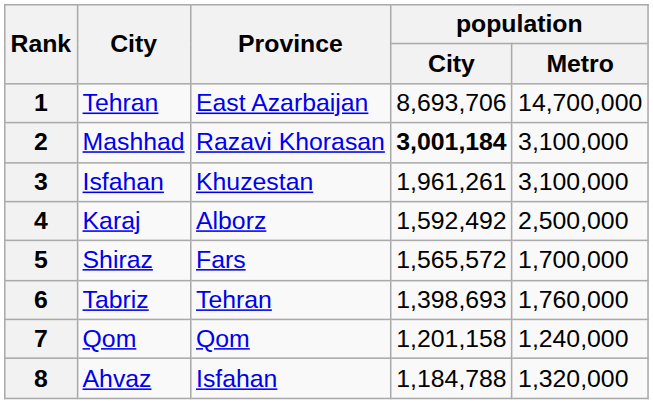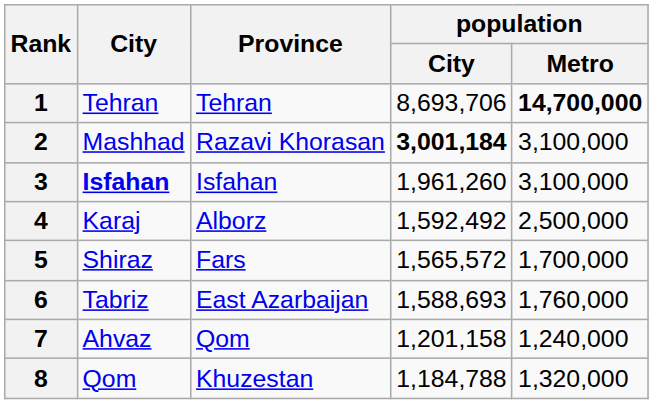(282, 102) East Azarbaijan -> (234, 102) Tehran
(580, 102) normal -> (580, 102) bold
(123, 181) normal -> (126, 181) bold
(255, 181) Khuzestan -> (237, 181) Isfahan
(451, 181) 1,961,261 -> (451, 181) 1,961,260
(234, 299) Tehran -> (282, 299) East Azarbaijan
(451, 299) 1,398,693 -> (451, 299) 1,588,693
(109, 338) Qom -> (117, 338) Ahvaz
(117, 378) Ahvaz -> (109, 378) Qom
(237, 378) Isfahan -> (255, 378) Khuzestan
